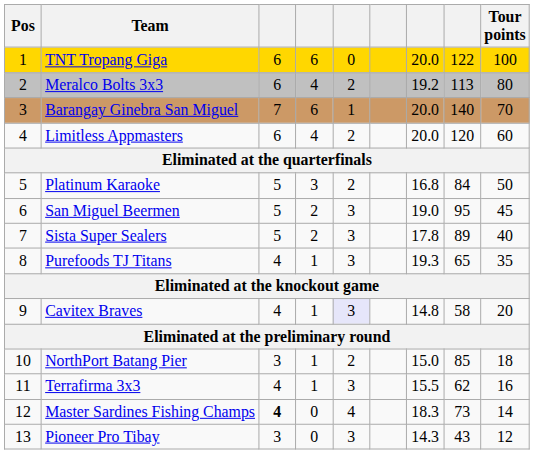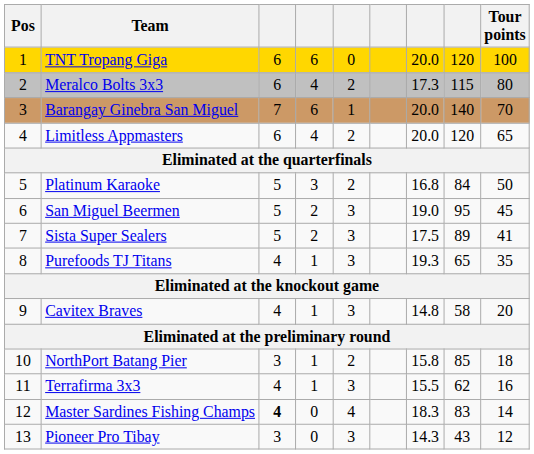(462, 60) 122 -> (462, 60) 120
(425, 85) 19.2 -> (425, 85) 17.3
(462, 85) 113 -> (462, 85) 115
(505, 135) 60 -> (505, 135) 65
(425, 235) 17.8 -> (425, 235) 17.5
(505, 235) 40 -> (505, 235) 41
(351, 311) lavender background -> (351, 311) no background
(425, 361) 15.0 -> (425, 361) 15.8
(462, 411) 73 -> (462, 411) 83
